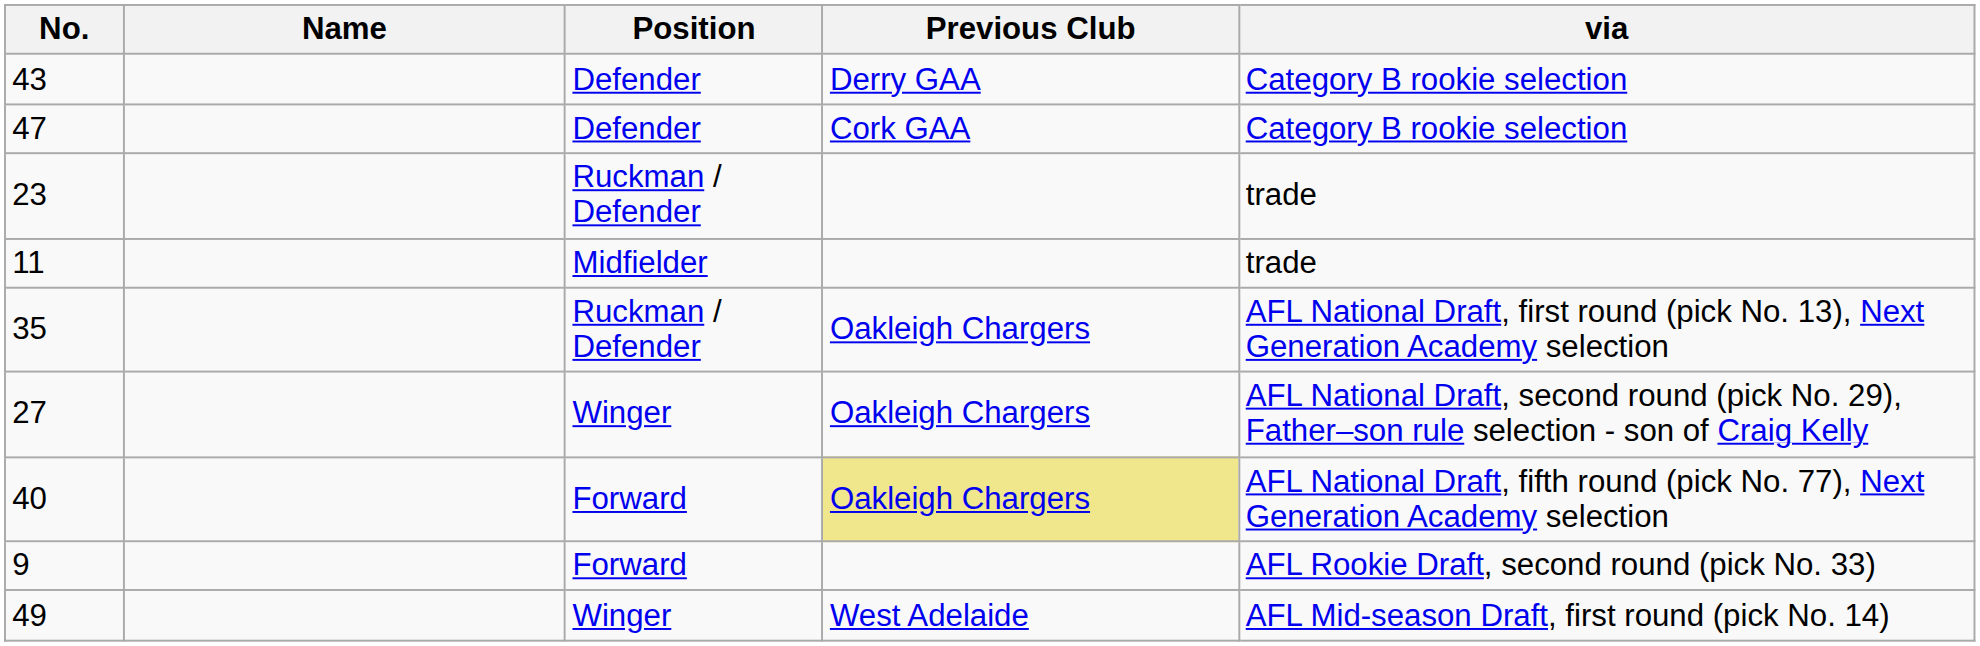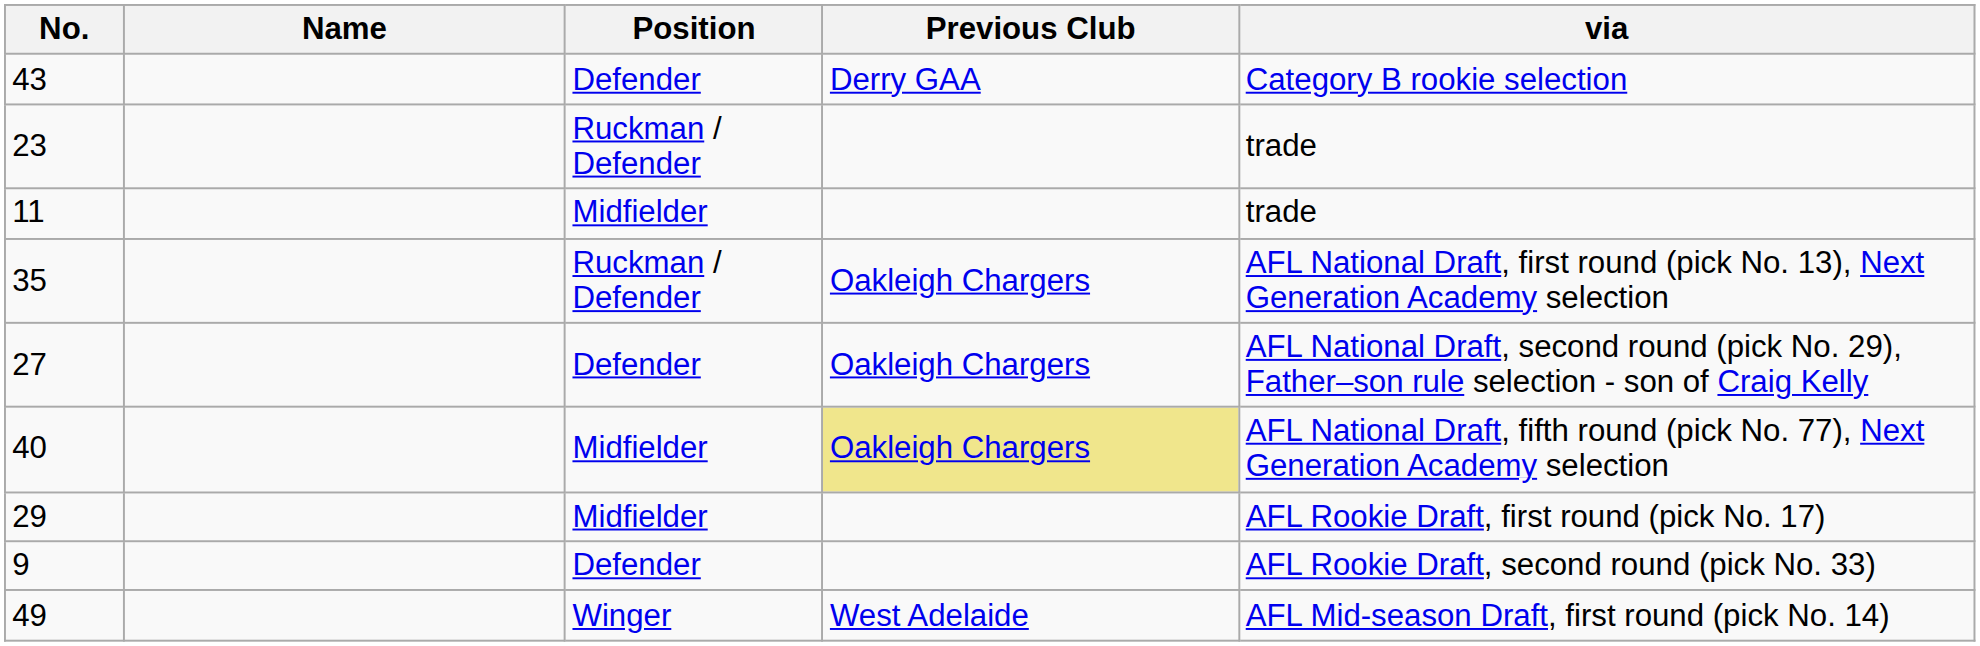- row: (30, 128)
(622, 413) Winger -> (637, 364) Defender
(630, 498) Forward -> (640, 448) Midfielder
+ row: (30, 516)
(630, 565) Forward -> (637, 565) Defender
